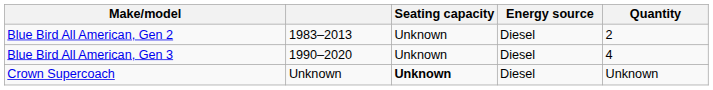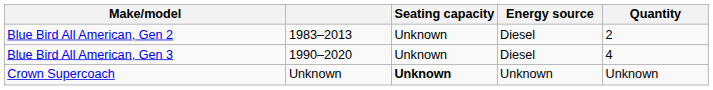(518, 74) Diesel -> (526, 74) Unknown
